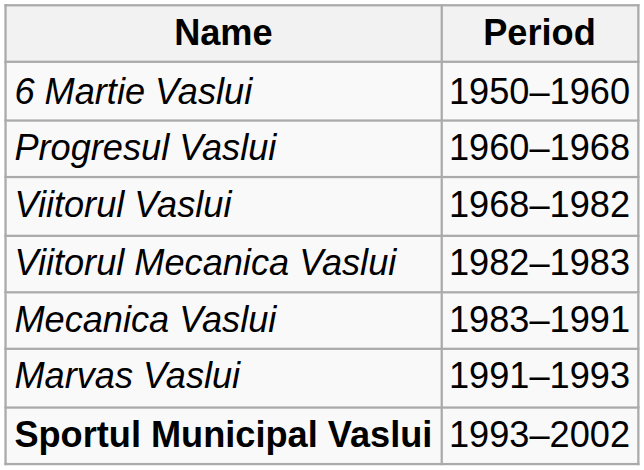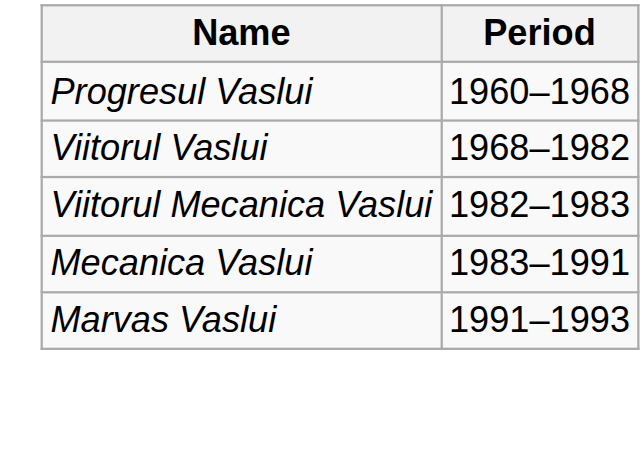- row: (133, 90)
- row: (223, 434)
